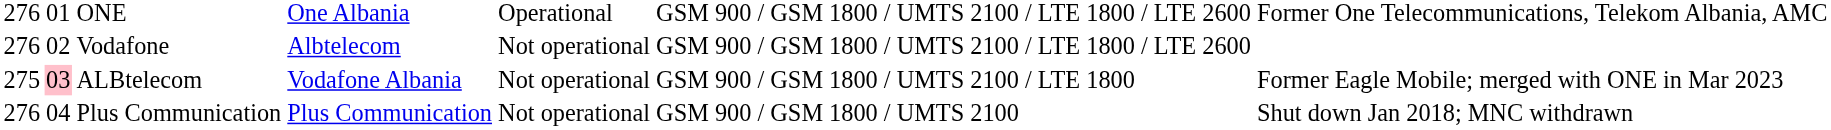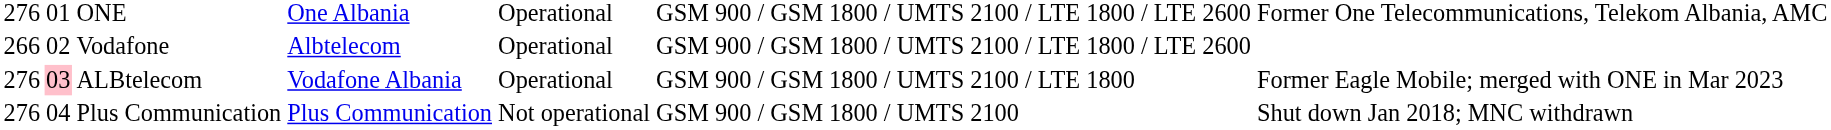(22, 46) 276 -> (22, 46) 266
(574, 46) Not operational -> (555, 46) Operational
(22, 79) 275 -> (22, 79) 276
(574, 79) Not operational -> (555, 79) Operational
